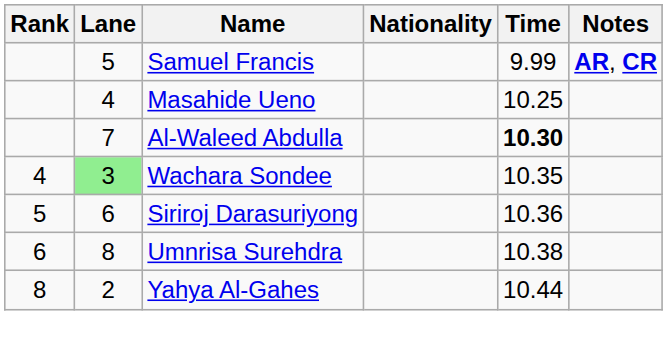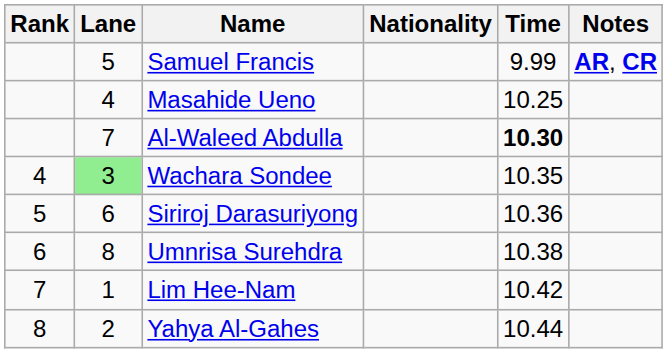+ row: (221, 290)
